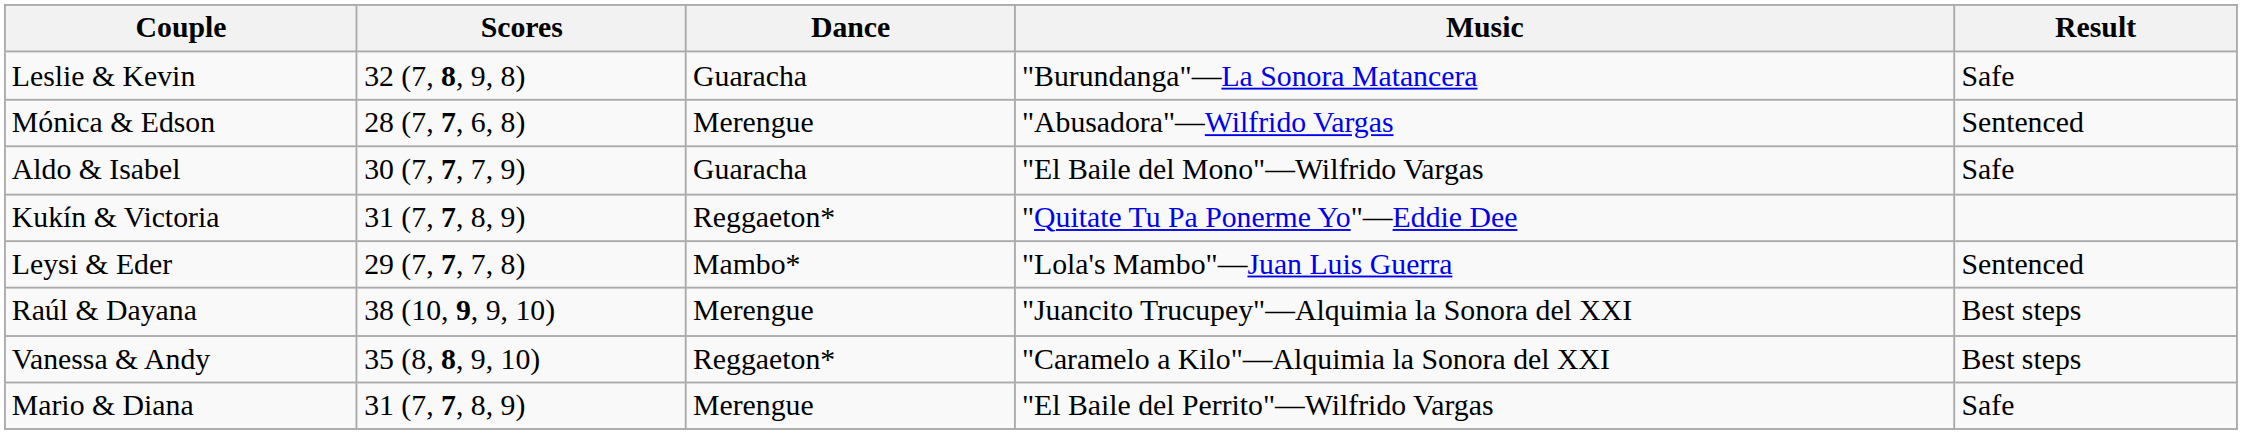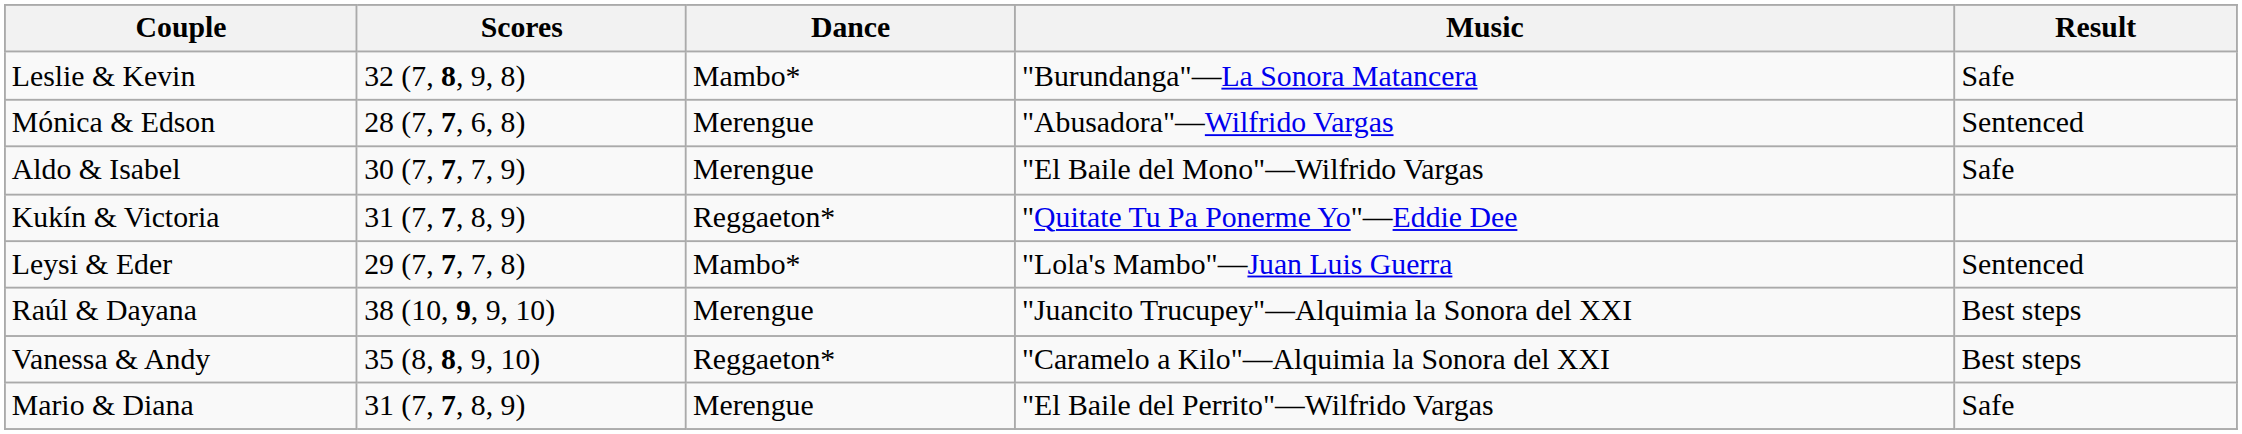(750, 75) Guaracha -> (747, 75) Mambo*
(750, 169) Guaracha -> (753, 169) Merengue
